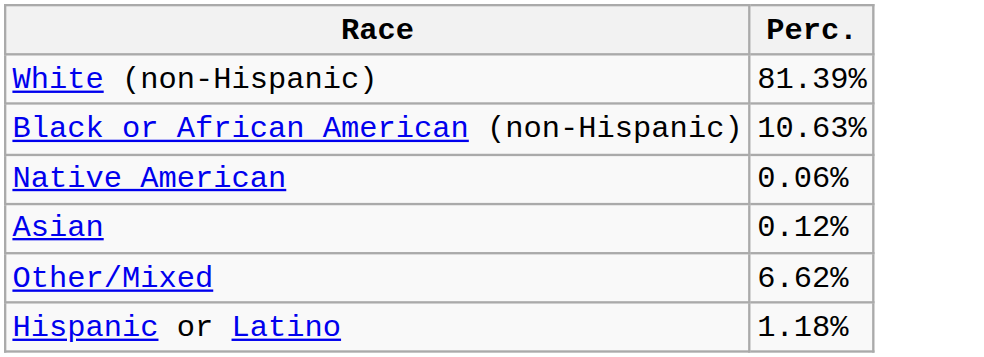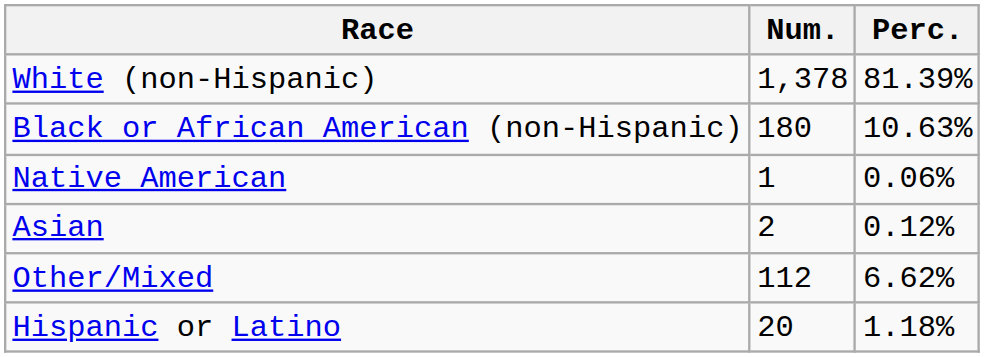+ column: (803, 30)
